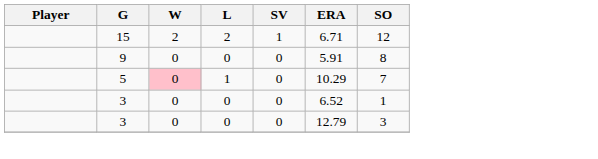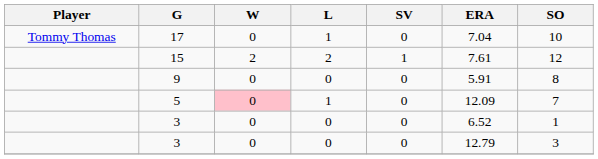+ row: (177, 36)
(331, 36) 6.71 -> (480, 57) 7.61
(331, 79) 10.29 -> (480, 100) 12.09
